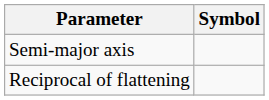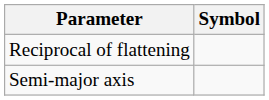rows swapped: (72, 49) <-> (99, 79)
